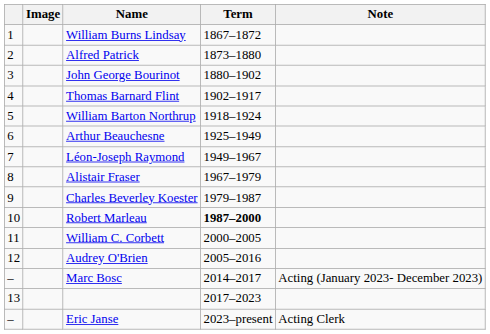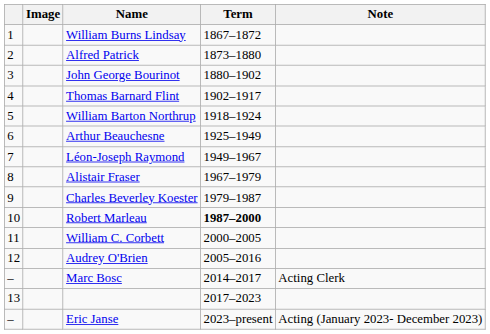(380, 278) Acting (January 2023- December 2023) -> (312, 278) Acting Clerk
(312, 319) Acting Clerk -> (380, 319) Acting (January 2023- December 2023)
